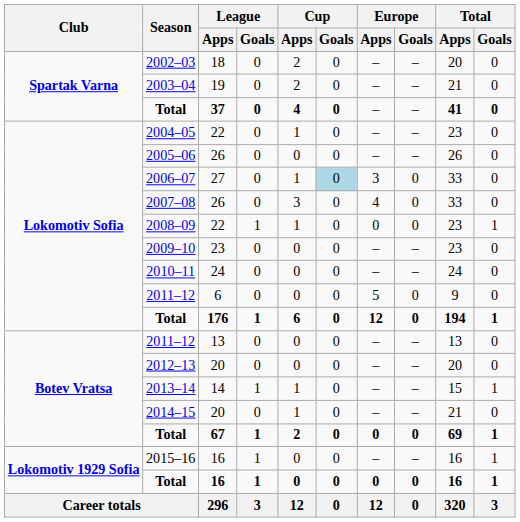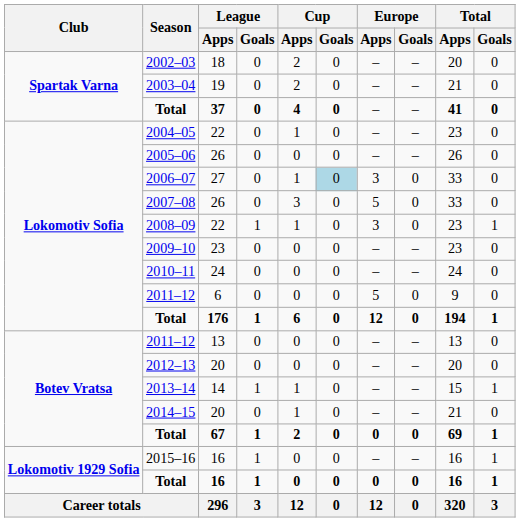(376, 202) 4 -> (376, 202) 5
(376, 226) 0 -> (376, 226) 3
